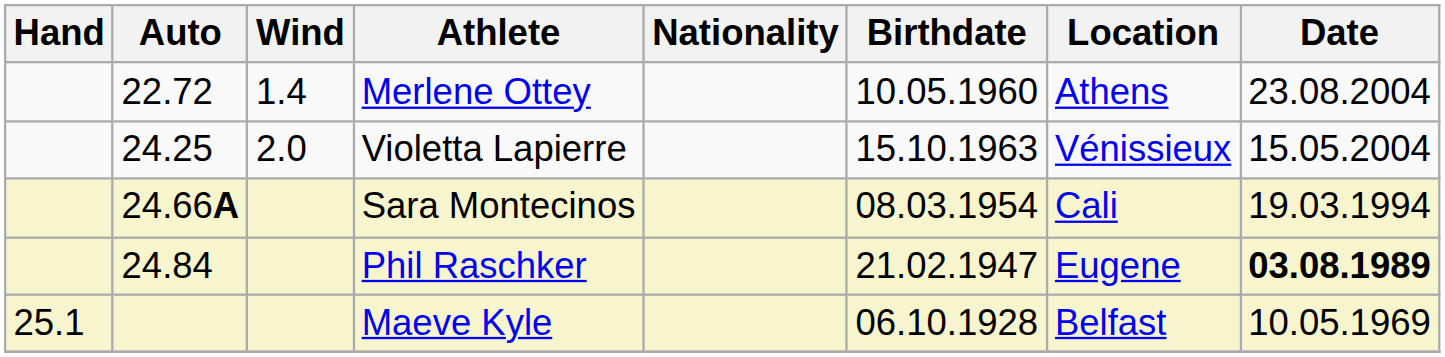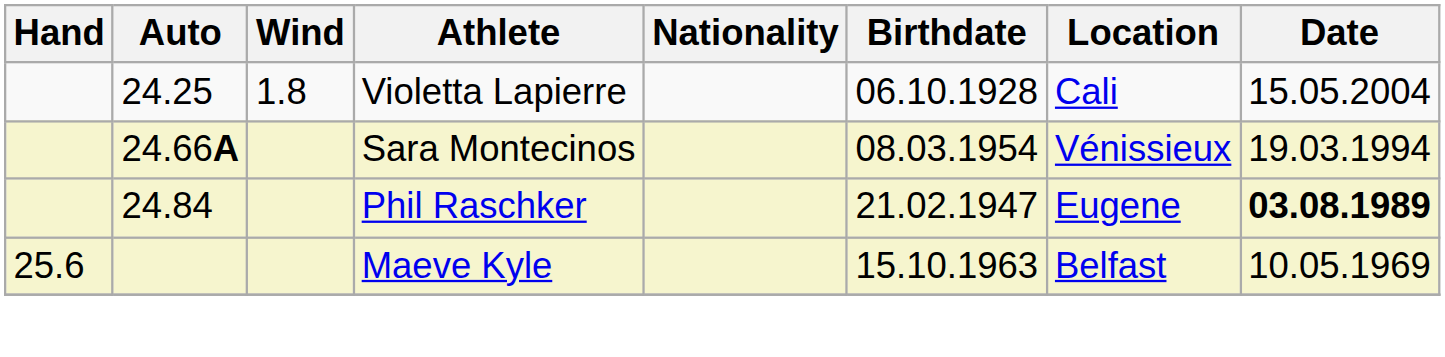- row: (476, 91)
(281, 149) 2.0 -> (281, 91) 1.8
(947, 149) 15.10.1963 -> (947, 91) 06.10.1928
(1143, 149) Vénissieux -> (1086, 91) Cali
(1086, 206) Cali -> (1143, 149) Vénissieux
(49, 322) 25.1 -> (49, 264) 25.6
(947, 322) 06.10.1928 -> (947, 264) 15.10.1963
